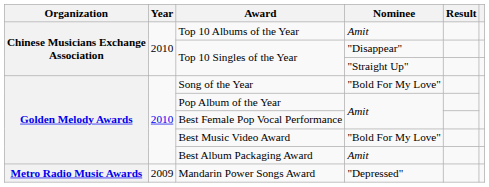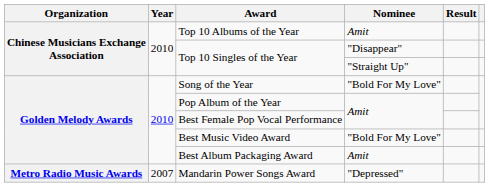(162, 173) 2009 -> (162, 173) 2007
